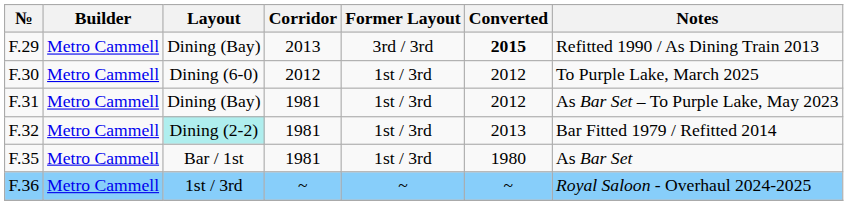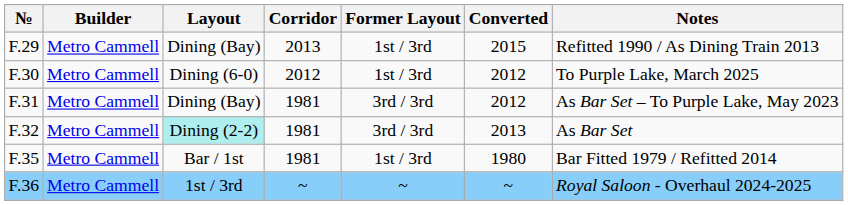(403, 46) 3rd / 3rd -> (403, 46) 1st / 3rd
(508, 46) bold -> (508, 46) normal
(403, 102) 1st / 3rd -> (403, 102) 3rd / 3rd
(403, 130) 1st / 3rd -> (403, 130) 3rd / 3rd
(666, 130) Bar Fitted 1979 / Refitted 2014 -> (594, 130) As Bar Set
(594, 158) As Bar Set -> (666, 158) Bar Fitted 1979 / Refitted 2014
